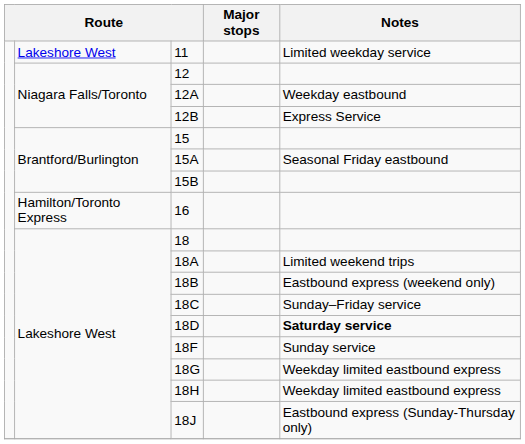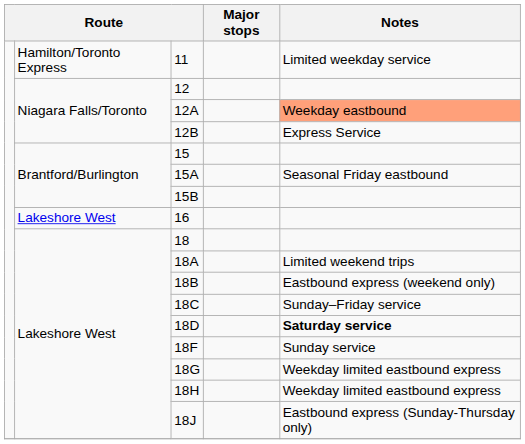(67, 52) Lakeshore West -> (69, 59) Hamilton/Toronto Express
(345, 95) no background -> (345, 110) lightsalmon background
(69, 210) Hamilton/Toronto Express -> (67, 218) Lakeshore West
